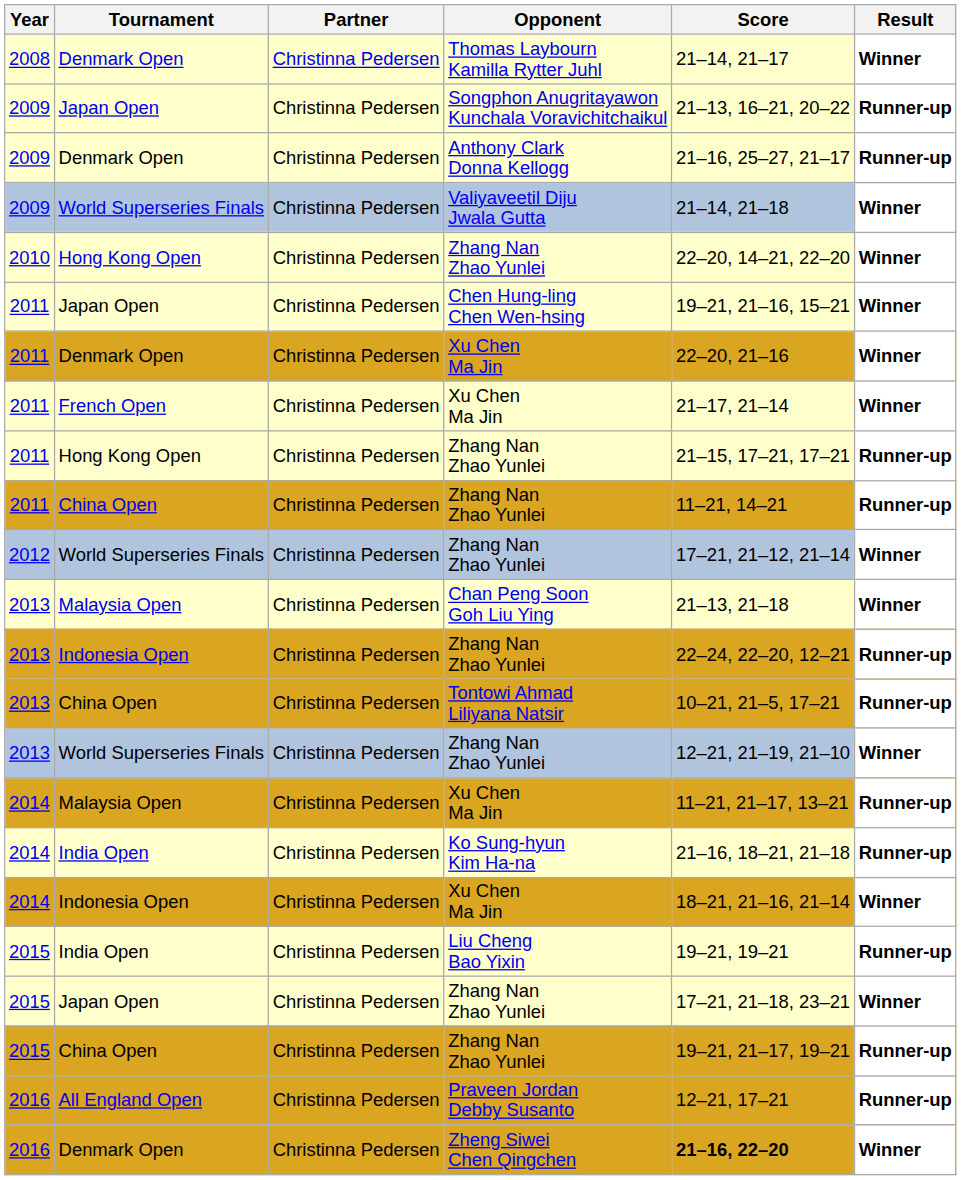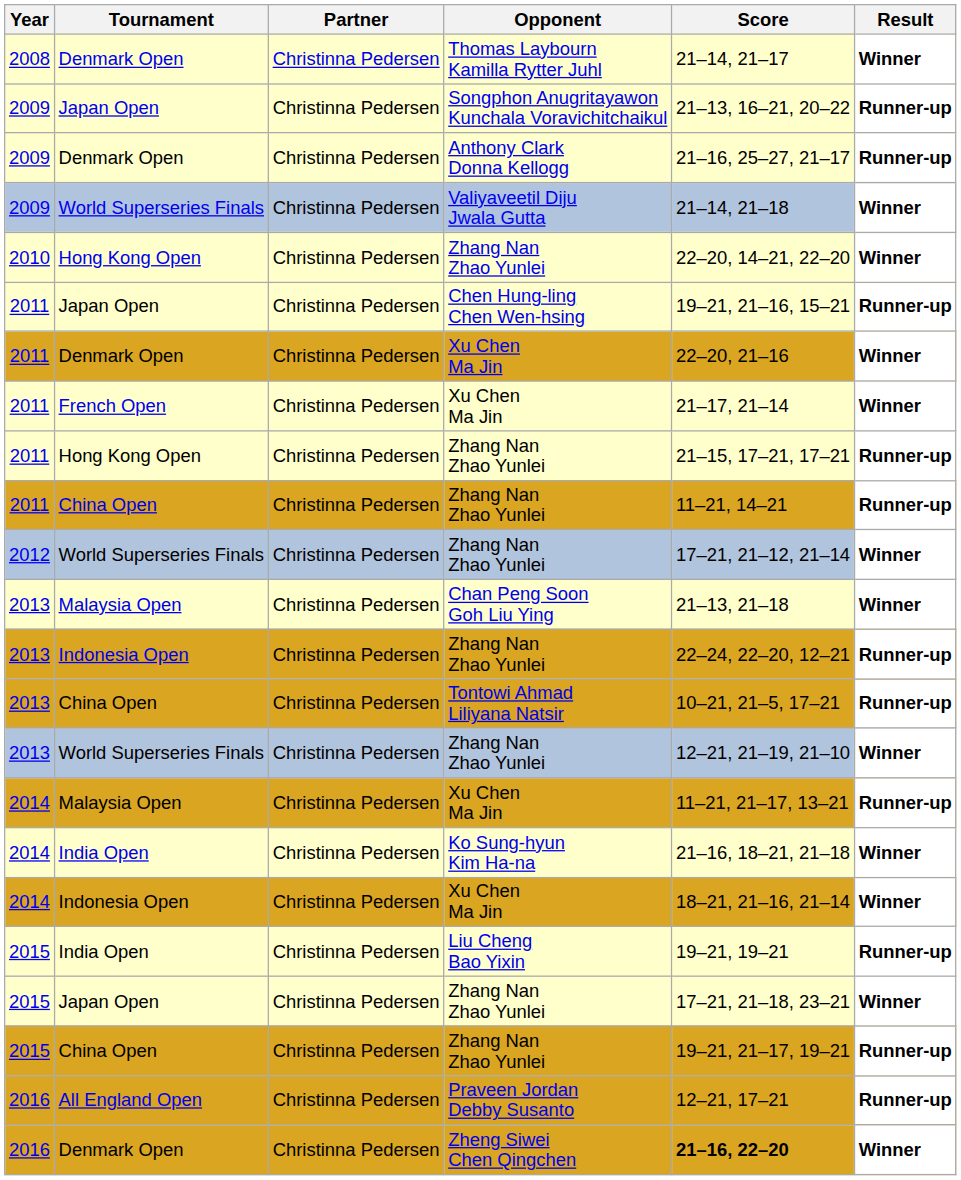(890, 307) Winner -> (905, 307) Runner-up
(905, 853) Runner-up -> (890, 853) Winner
